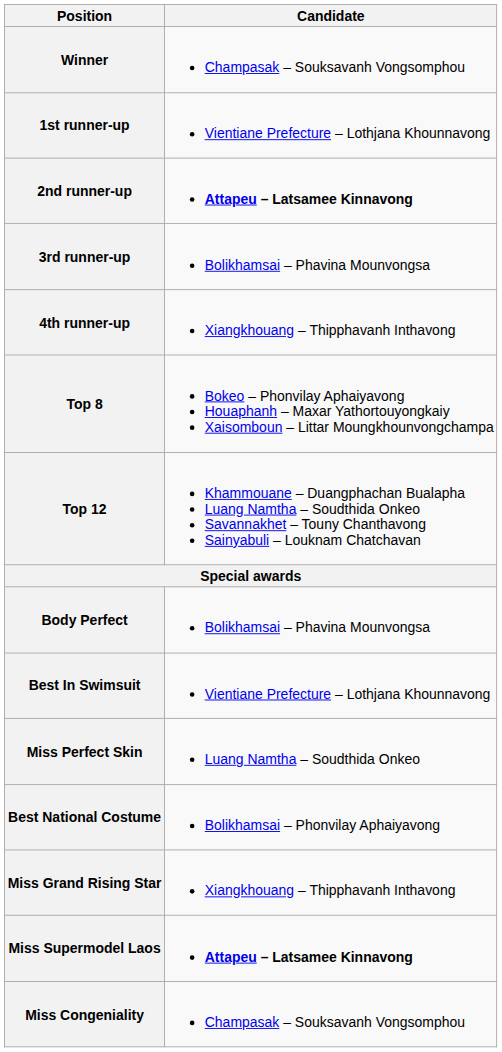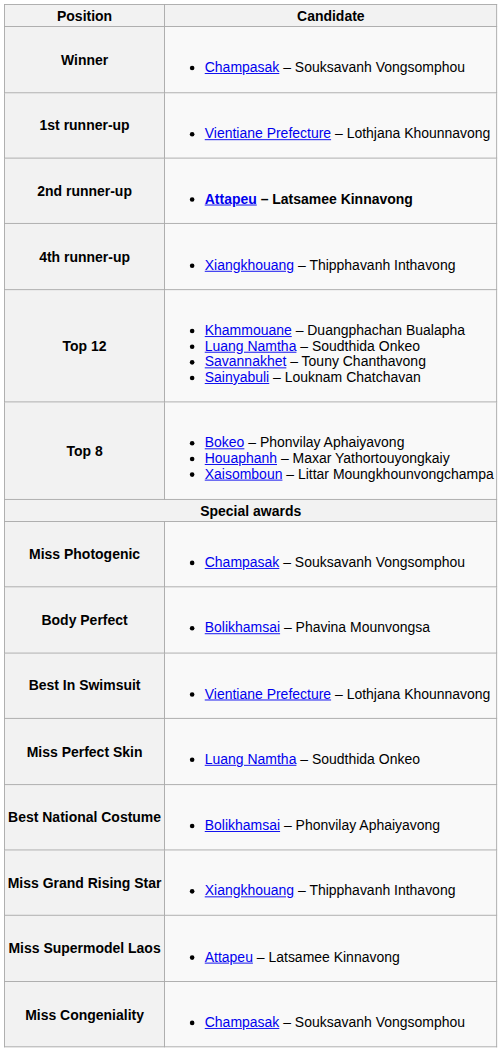- row: (85, 257)
rows swapped: (85, 404) <-> (85, 509)
+ row: (85, 554)
(331, 956) bold -> (331, 956) normal
